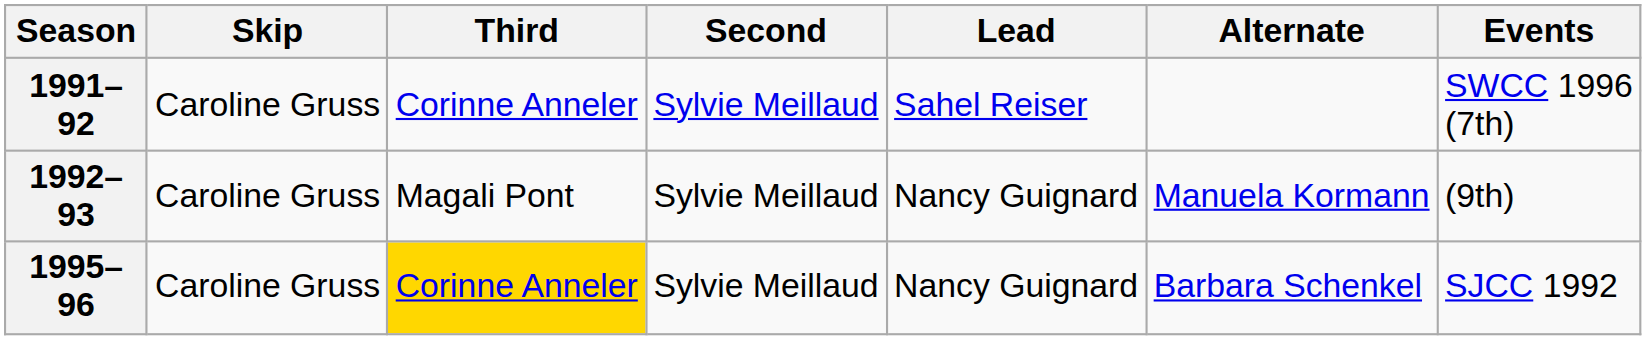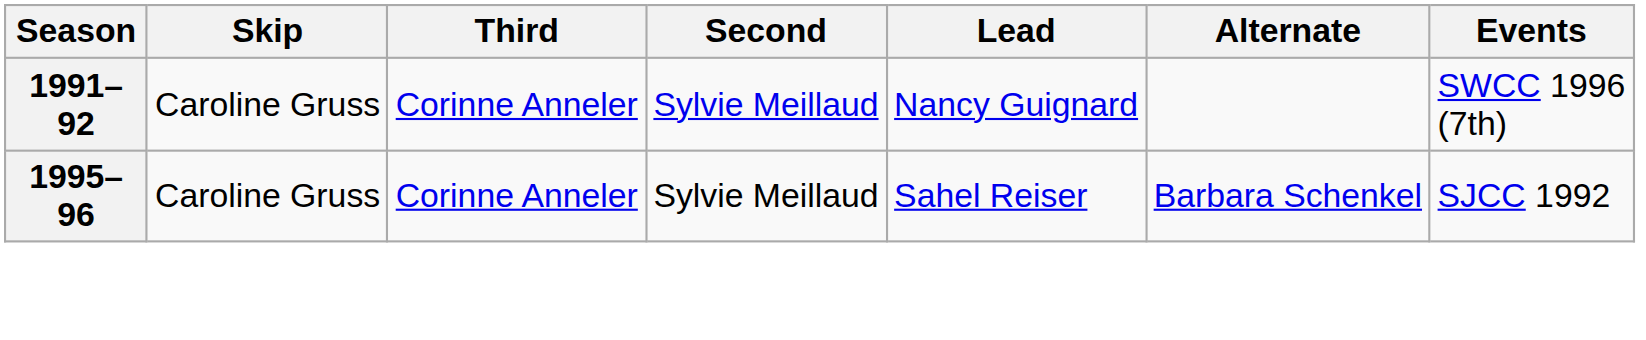(991, 103) Sahel Reiser -> (1016, 103) Nancy Guignard
- row: (76, 195)
(517, 286) gold background -> (517, 195) no background
(1016, 286) Nancy Guignard -> (991, 195) Sahel Reiser
